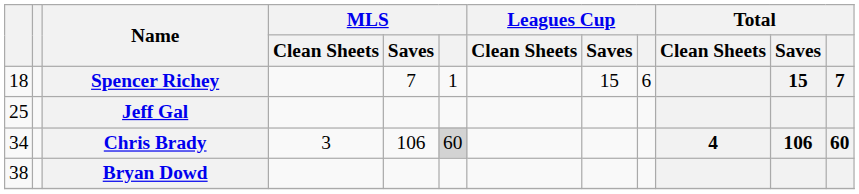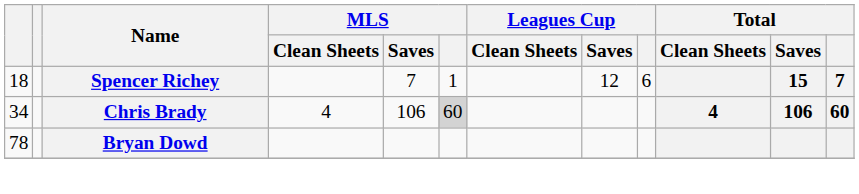(609, 81) 15 -> (609, 81) 12
- row: (155, 111)
(326, 142) 3 -> (326, 111) 4
(19, 173) 38 -> (19, 142) 78
